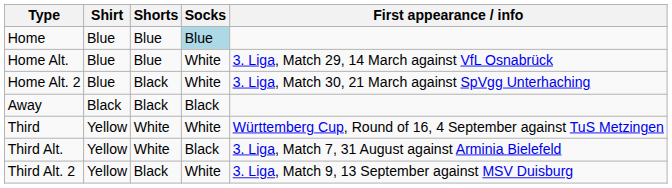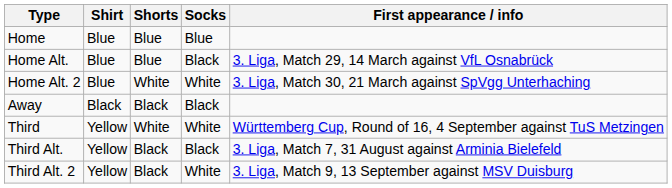(199, 37) lightblue background -> (199, 37) no background
(203, 60) White -> (202, 60) Black
(151, 82) Black -> (152, 82) White
(152, 149) White -> (151, 149) Black
